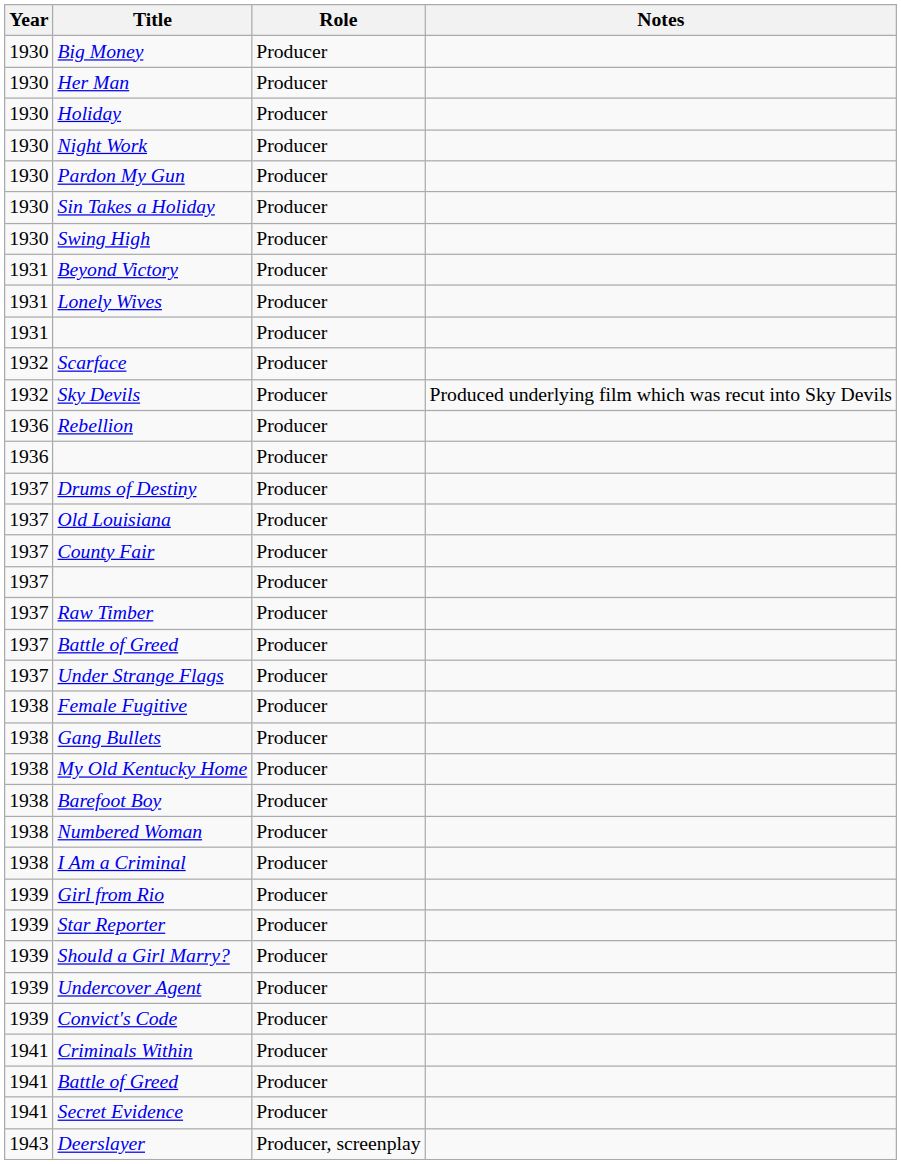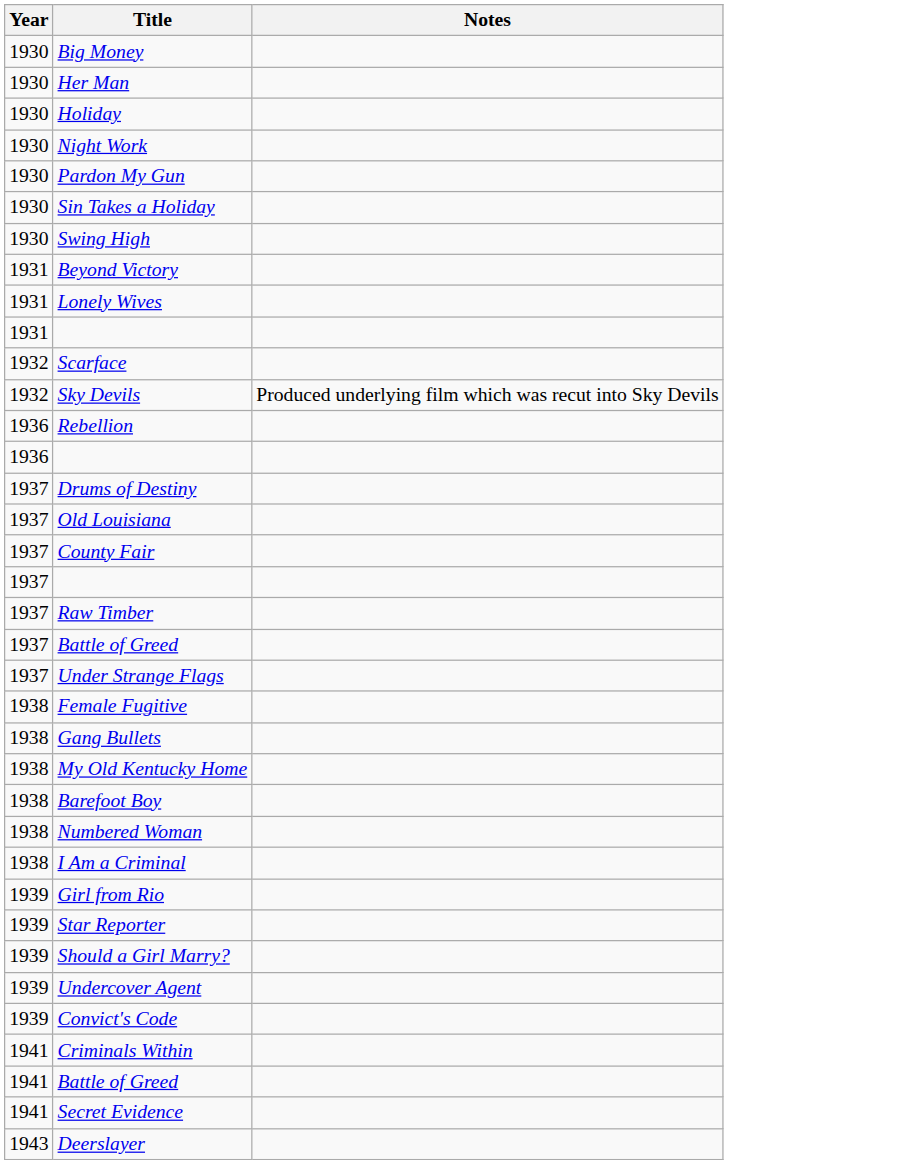- column: (338, 20)
